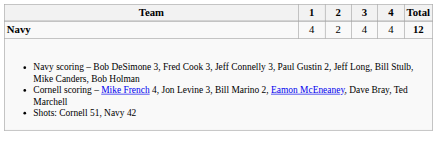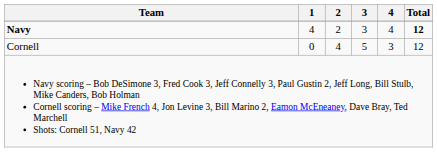(365, 30) 4 -> (365, 30) 3
+ row: (23, 47)
